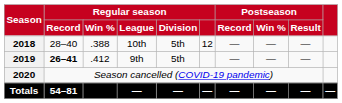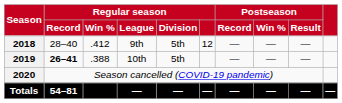(100, 43) .388 -> (100, 43) .412
(137, 43) 10th -> (137, 43) 9th
(100, 59) .412 -> (100, 59) .388
(137, 59) 9th -> (137, 59) 10th
